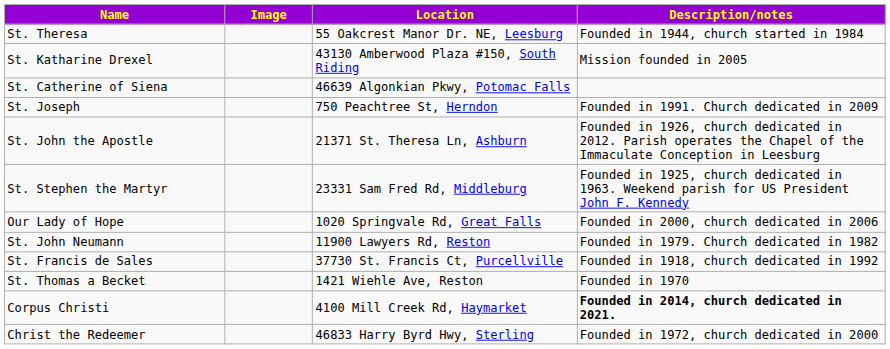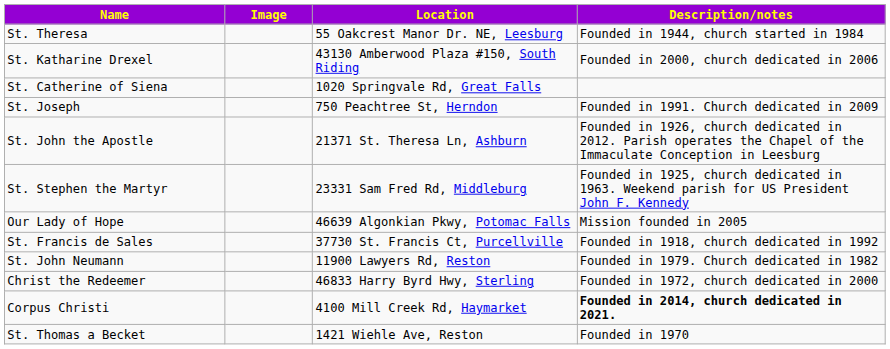(663, 61) Mission founded in 2005 -> (729, 61) Founded in 2000, church dedicated in 2006
(443, 87) 46639 Algonkian Pkwy, Potomac Falls -> (428, 87) 1020 Springvale Rd, Great Falls
(428, 222) 1020 Springvale Rd, Great Falls -> (443, 222) 46639 Algonkian Pkwy, Potomac Falls
(729, 222) Founded in 2000, church dedicated in 2006 -> (663, 222) Mission founded in 2005
rows swapped: (80, 261) <-> (66, 242)
rows swapped: (76, 281) <-> (76, 334)
